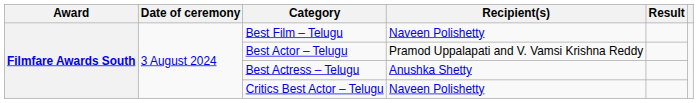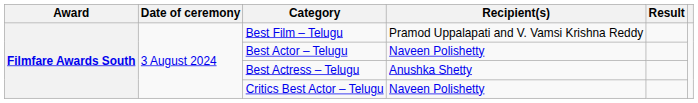(437, 32) Naveen Polishetty -> (516, 32) Pramod Uppalapati and V. Vamsi Krishna Reddy
(516, 51) Pramod Uppalapati and V. Vamsi Krishna Reddy -> (437, 51) Naveen Polishetty
